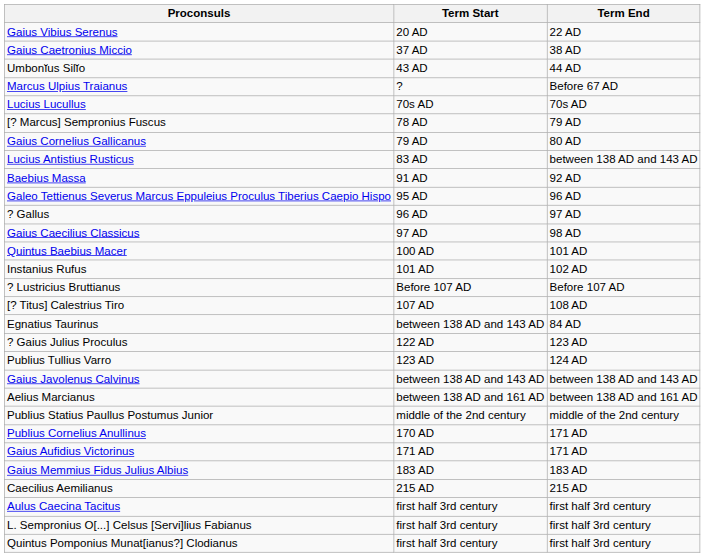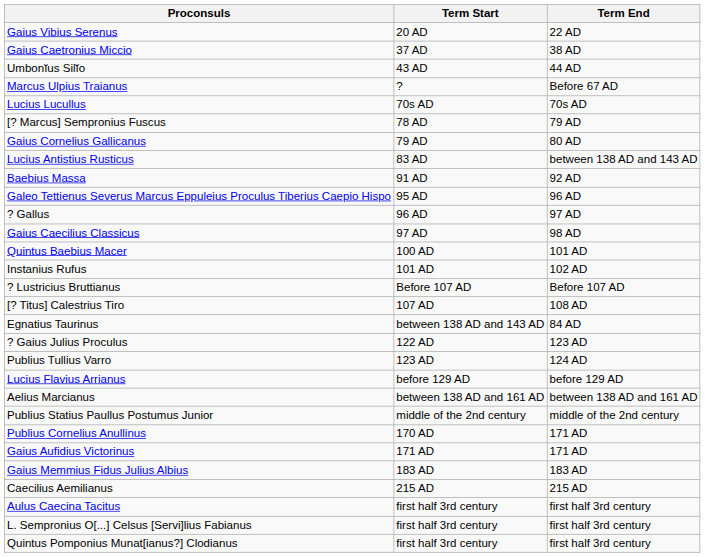+ row: (66, 379)
- row: (73, 379)
